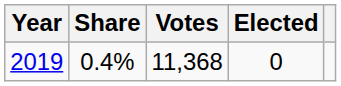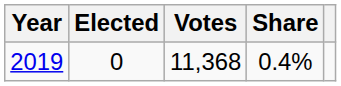columns swapped: (276, 23) <-> (107, 23)
